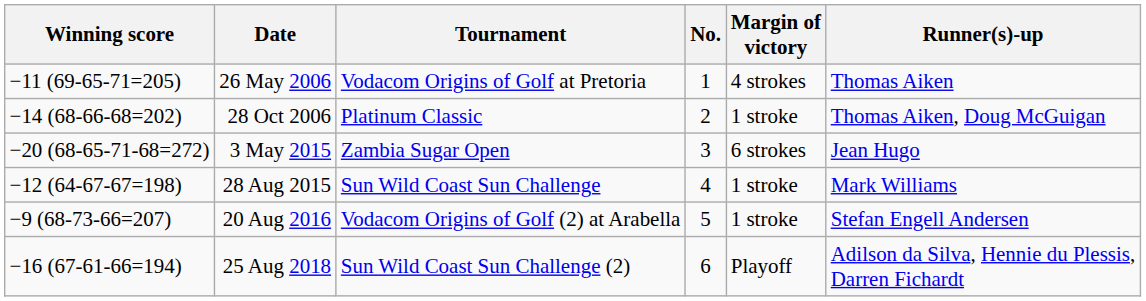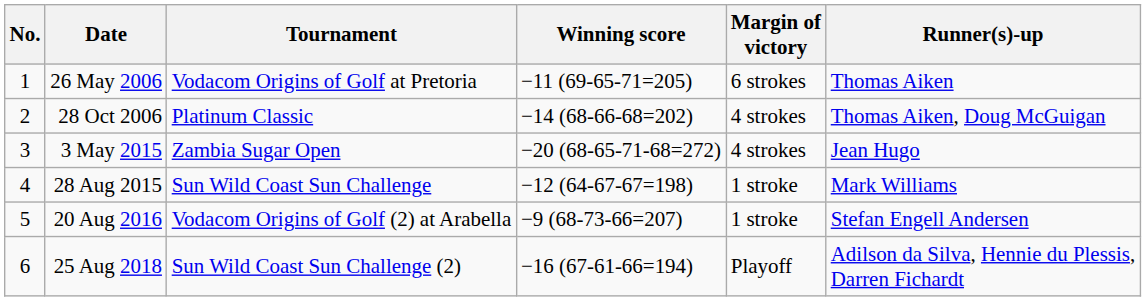columns swapped: (706, 34) <-> (110, 34)
(768, 81) 4 strokes -> (768, 81) 6 strokes
(764, 115) 1 stroke -> (768, 115) 4 strokes
(768, 150) 6 strokes -> (768, 150) 4 strokes
